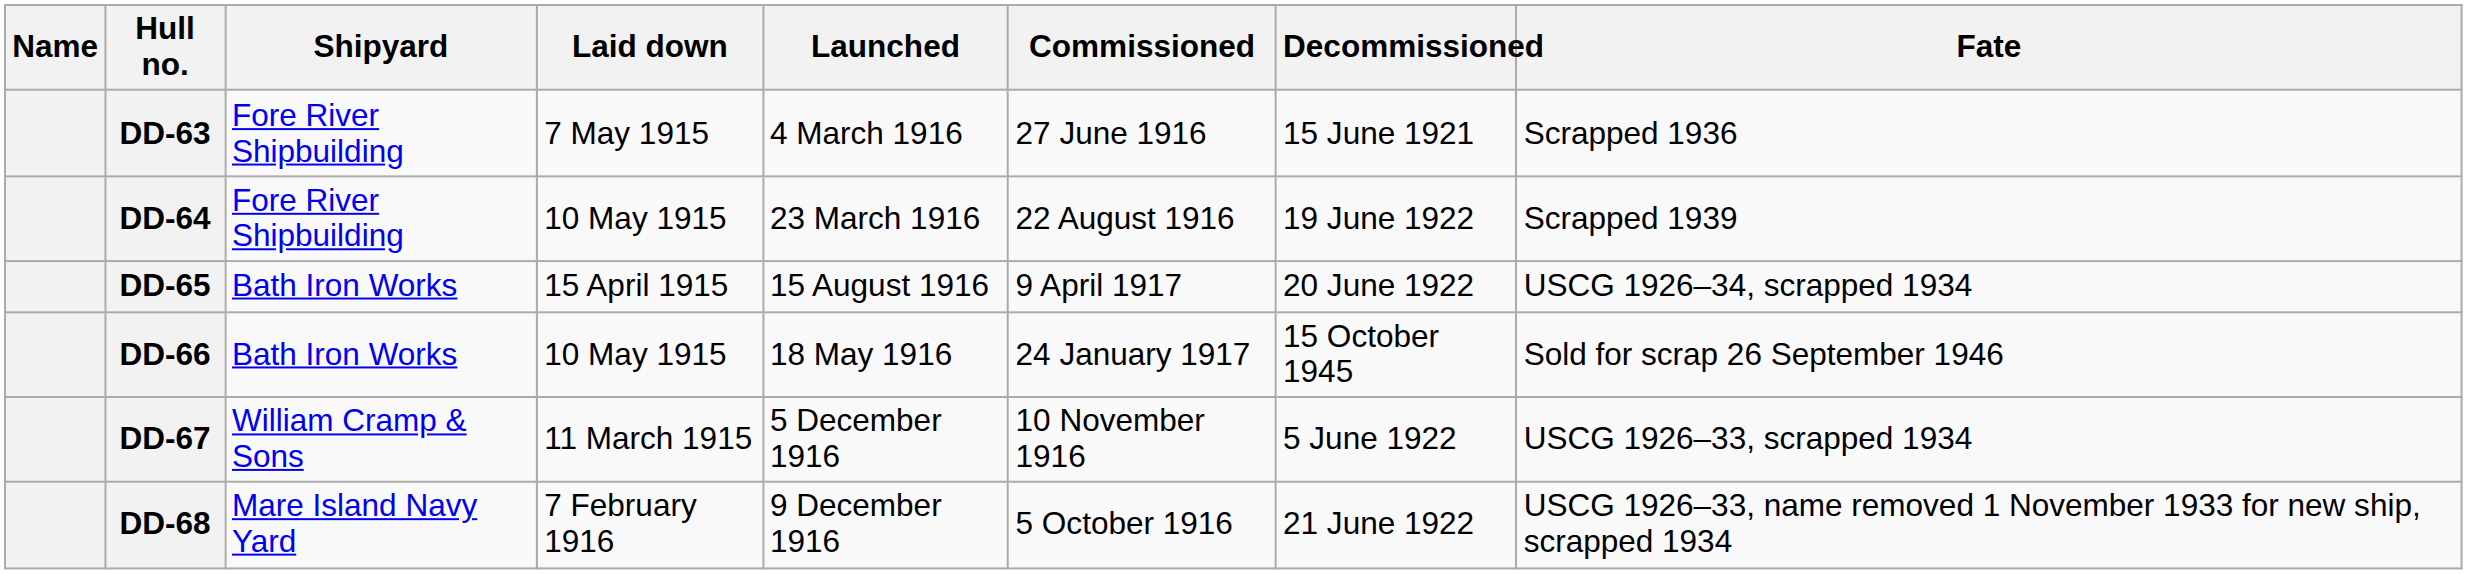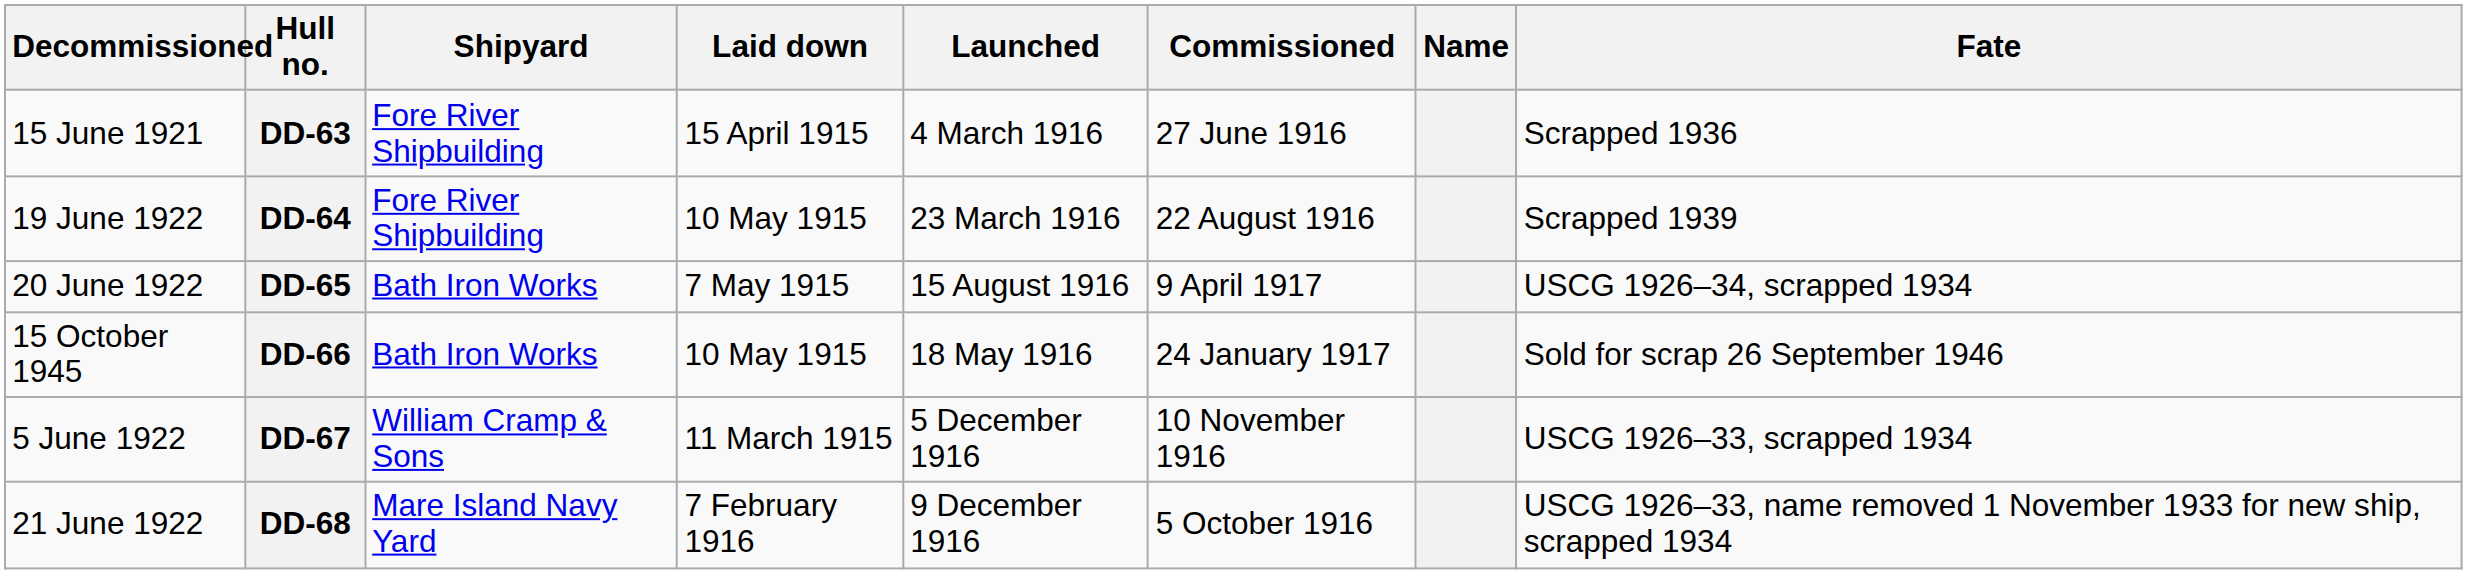columns swapped: (55, 47) <-> (1414, 47)
(627, 132) 7 May 1915 -> (776, 132) 15 April 1915
(636, 285) 15 April 1915 -> (767, 285) 7 May 1915
